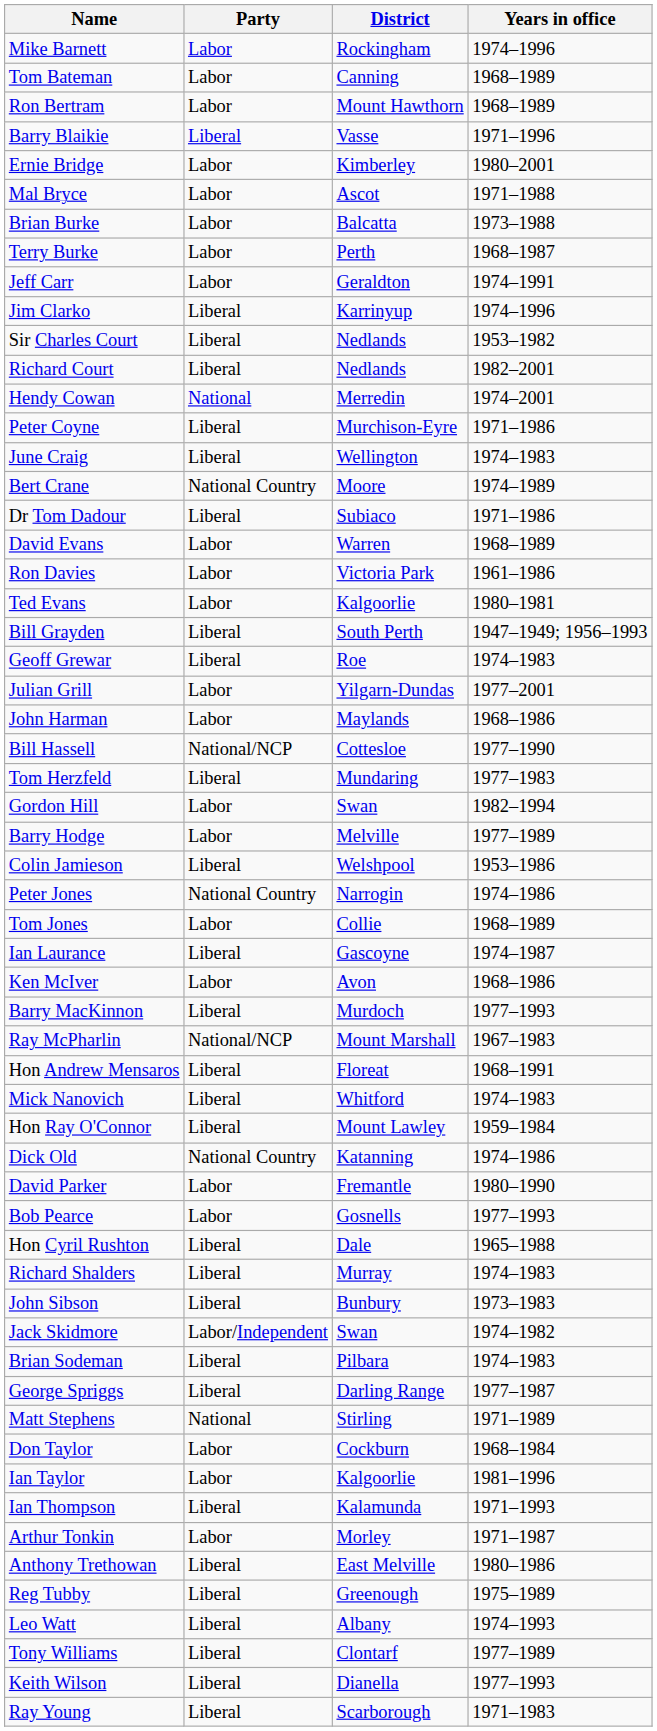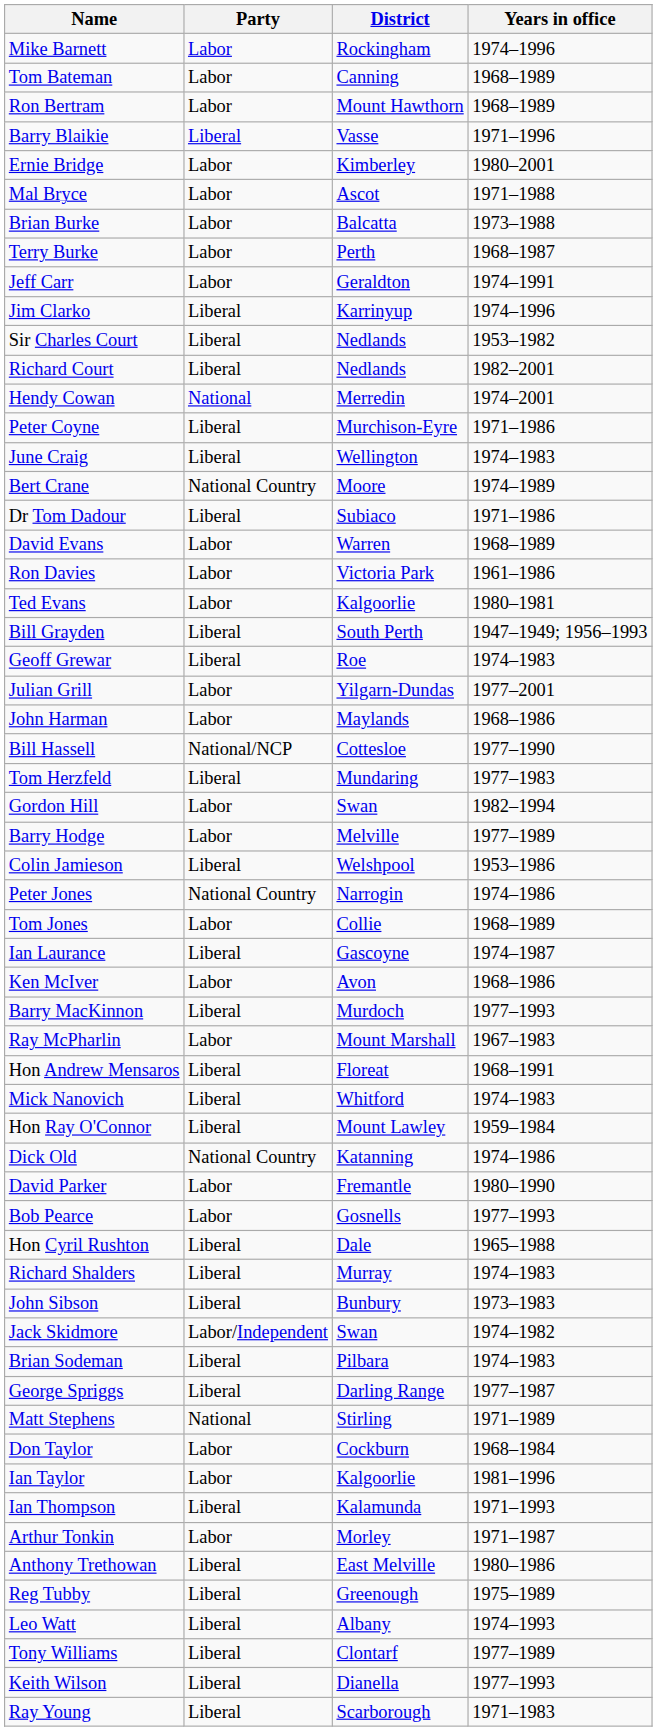(240, 1040) National/NCP -> (210, 1040) Labor
